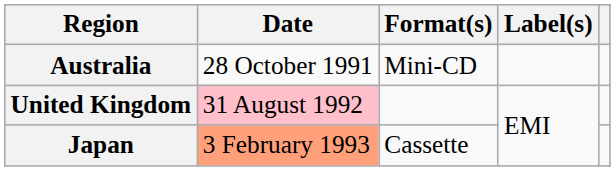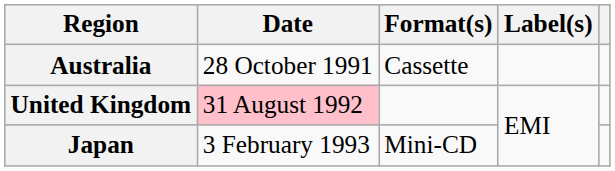(431, 64) Mini-CD -> (426, 64) Cassette
(286, 144) lightsalmon background -> (286, 144) no background
(426, 144) Cassette -> (431, 144) Mini-CD
